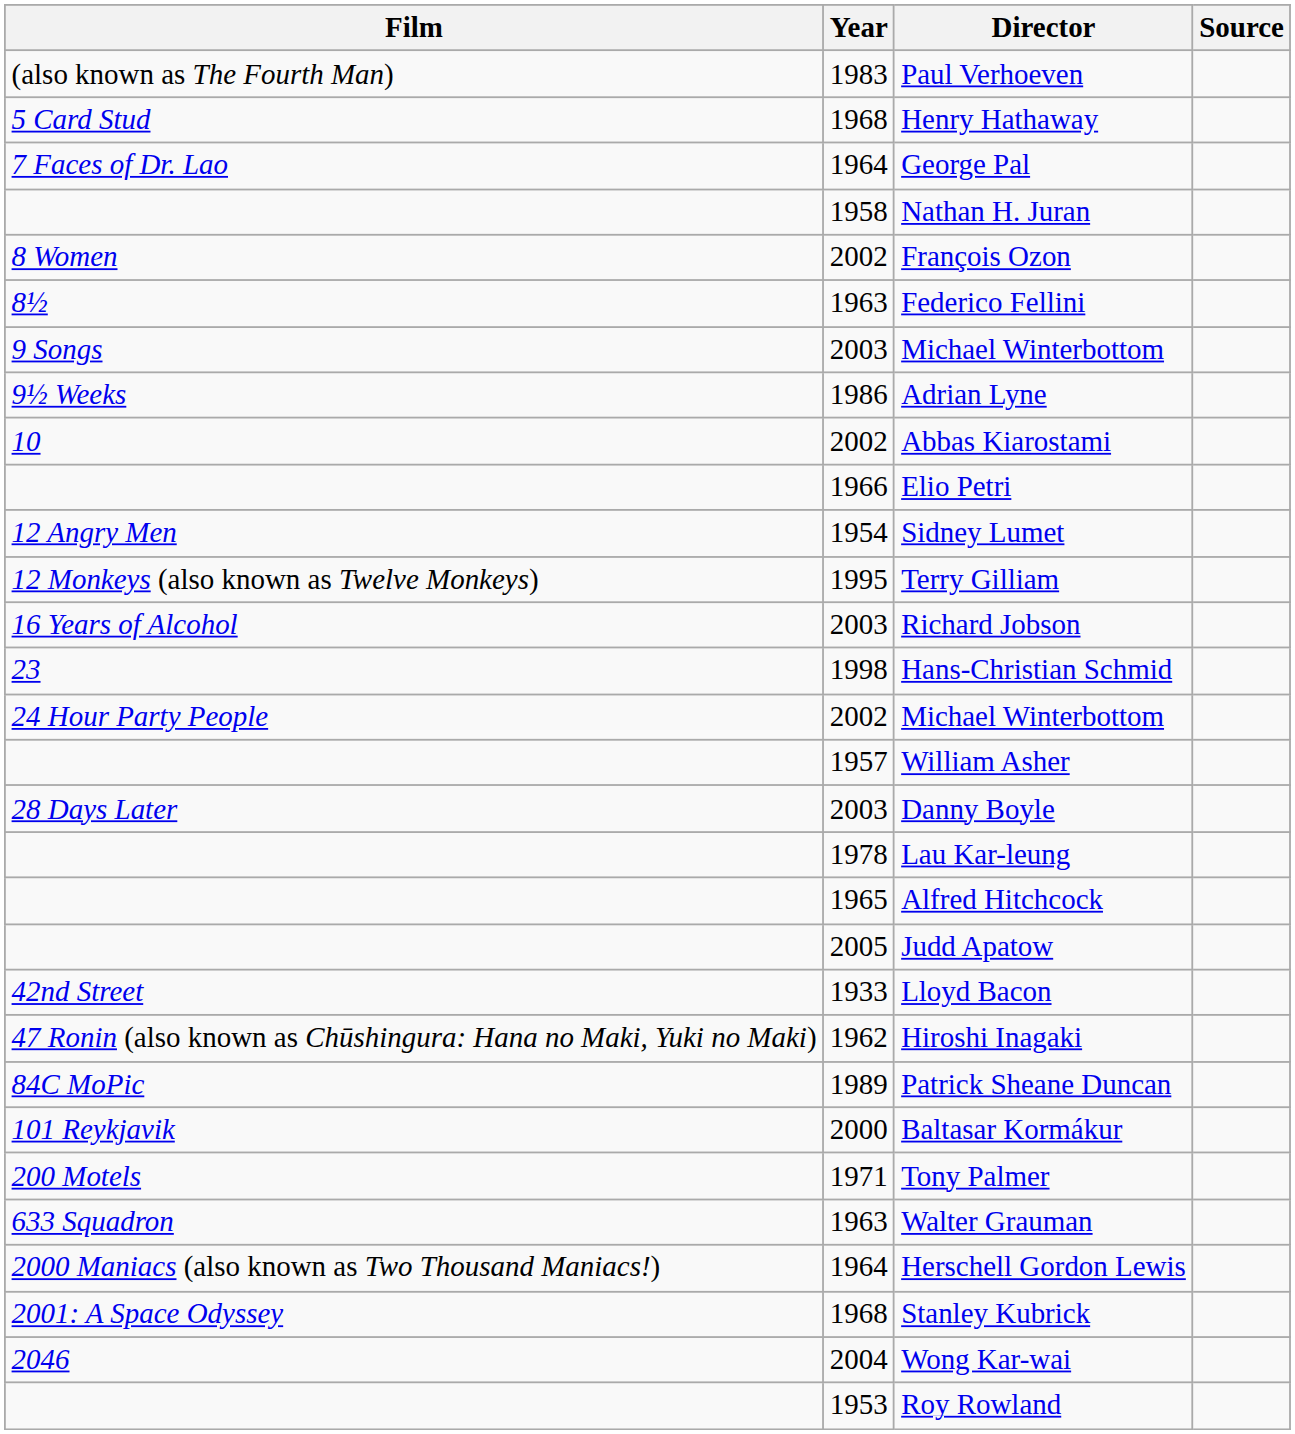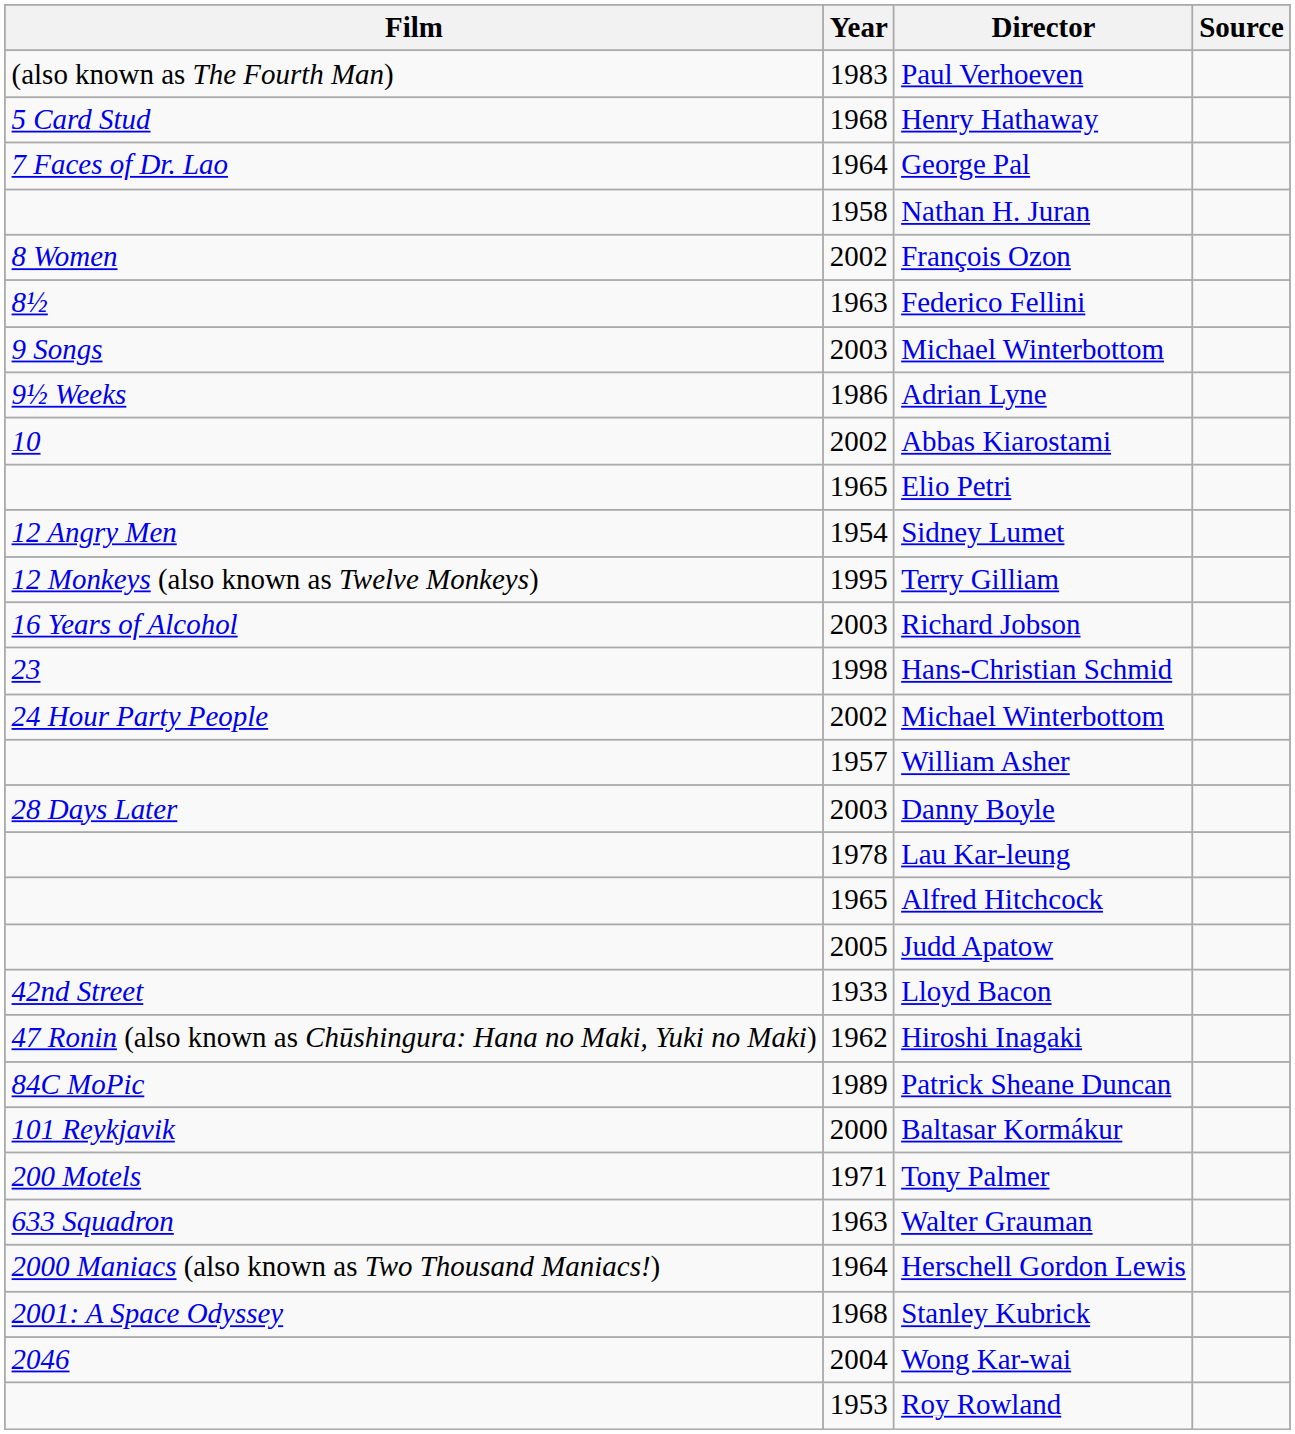(859, 486) 1966 -> (859, 486) 1965
